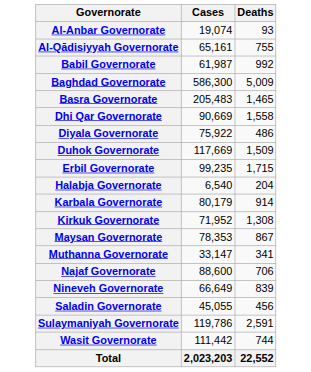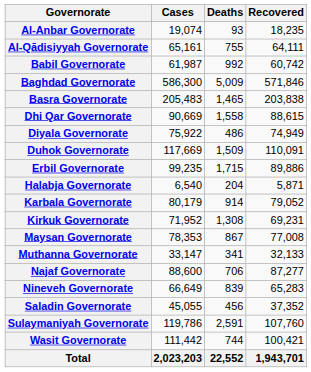+ column: (276, 13)
